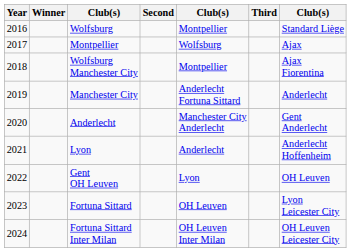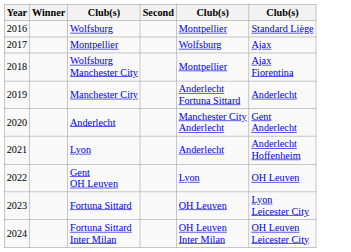- column: (264, 12)
